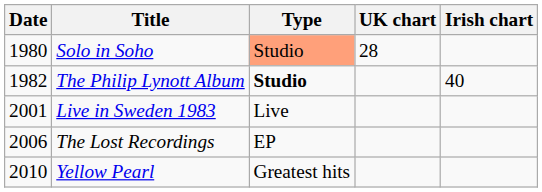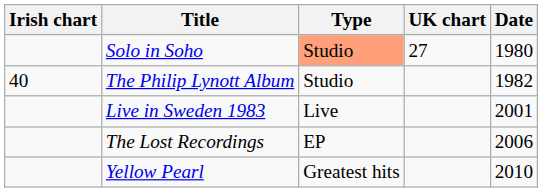columns swapped: (28, 19) <-> (489, 19)
(369, 50) 28 -> (418, 50) 27
(280, 80) bold -> (328, 80) normal
